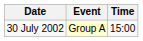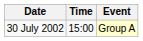columns swapped: (123, 12) <-> (87, 12)
